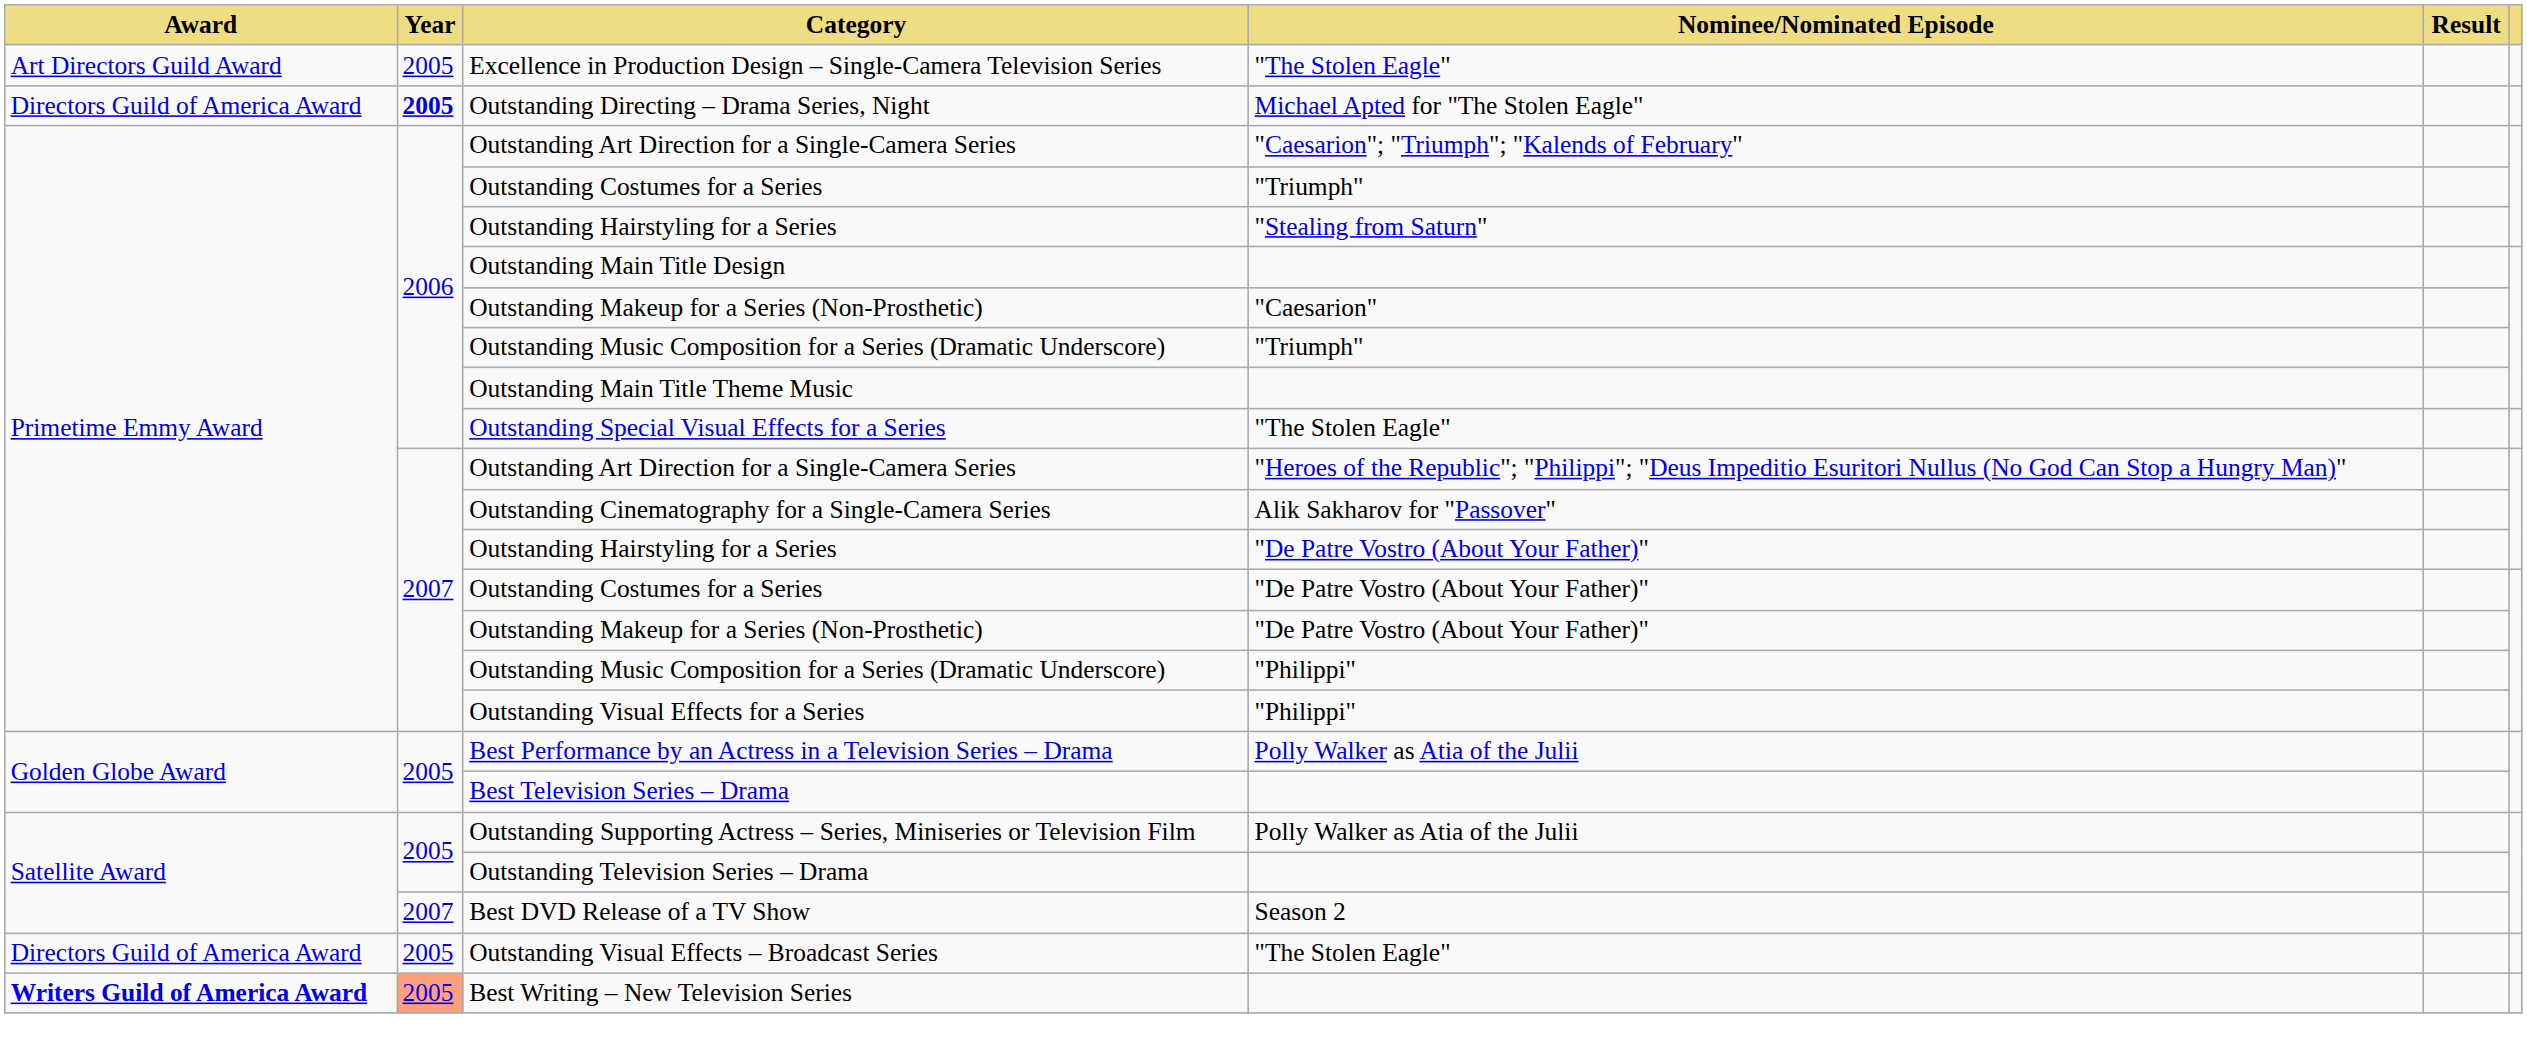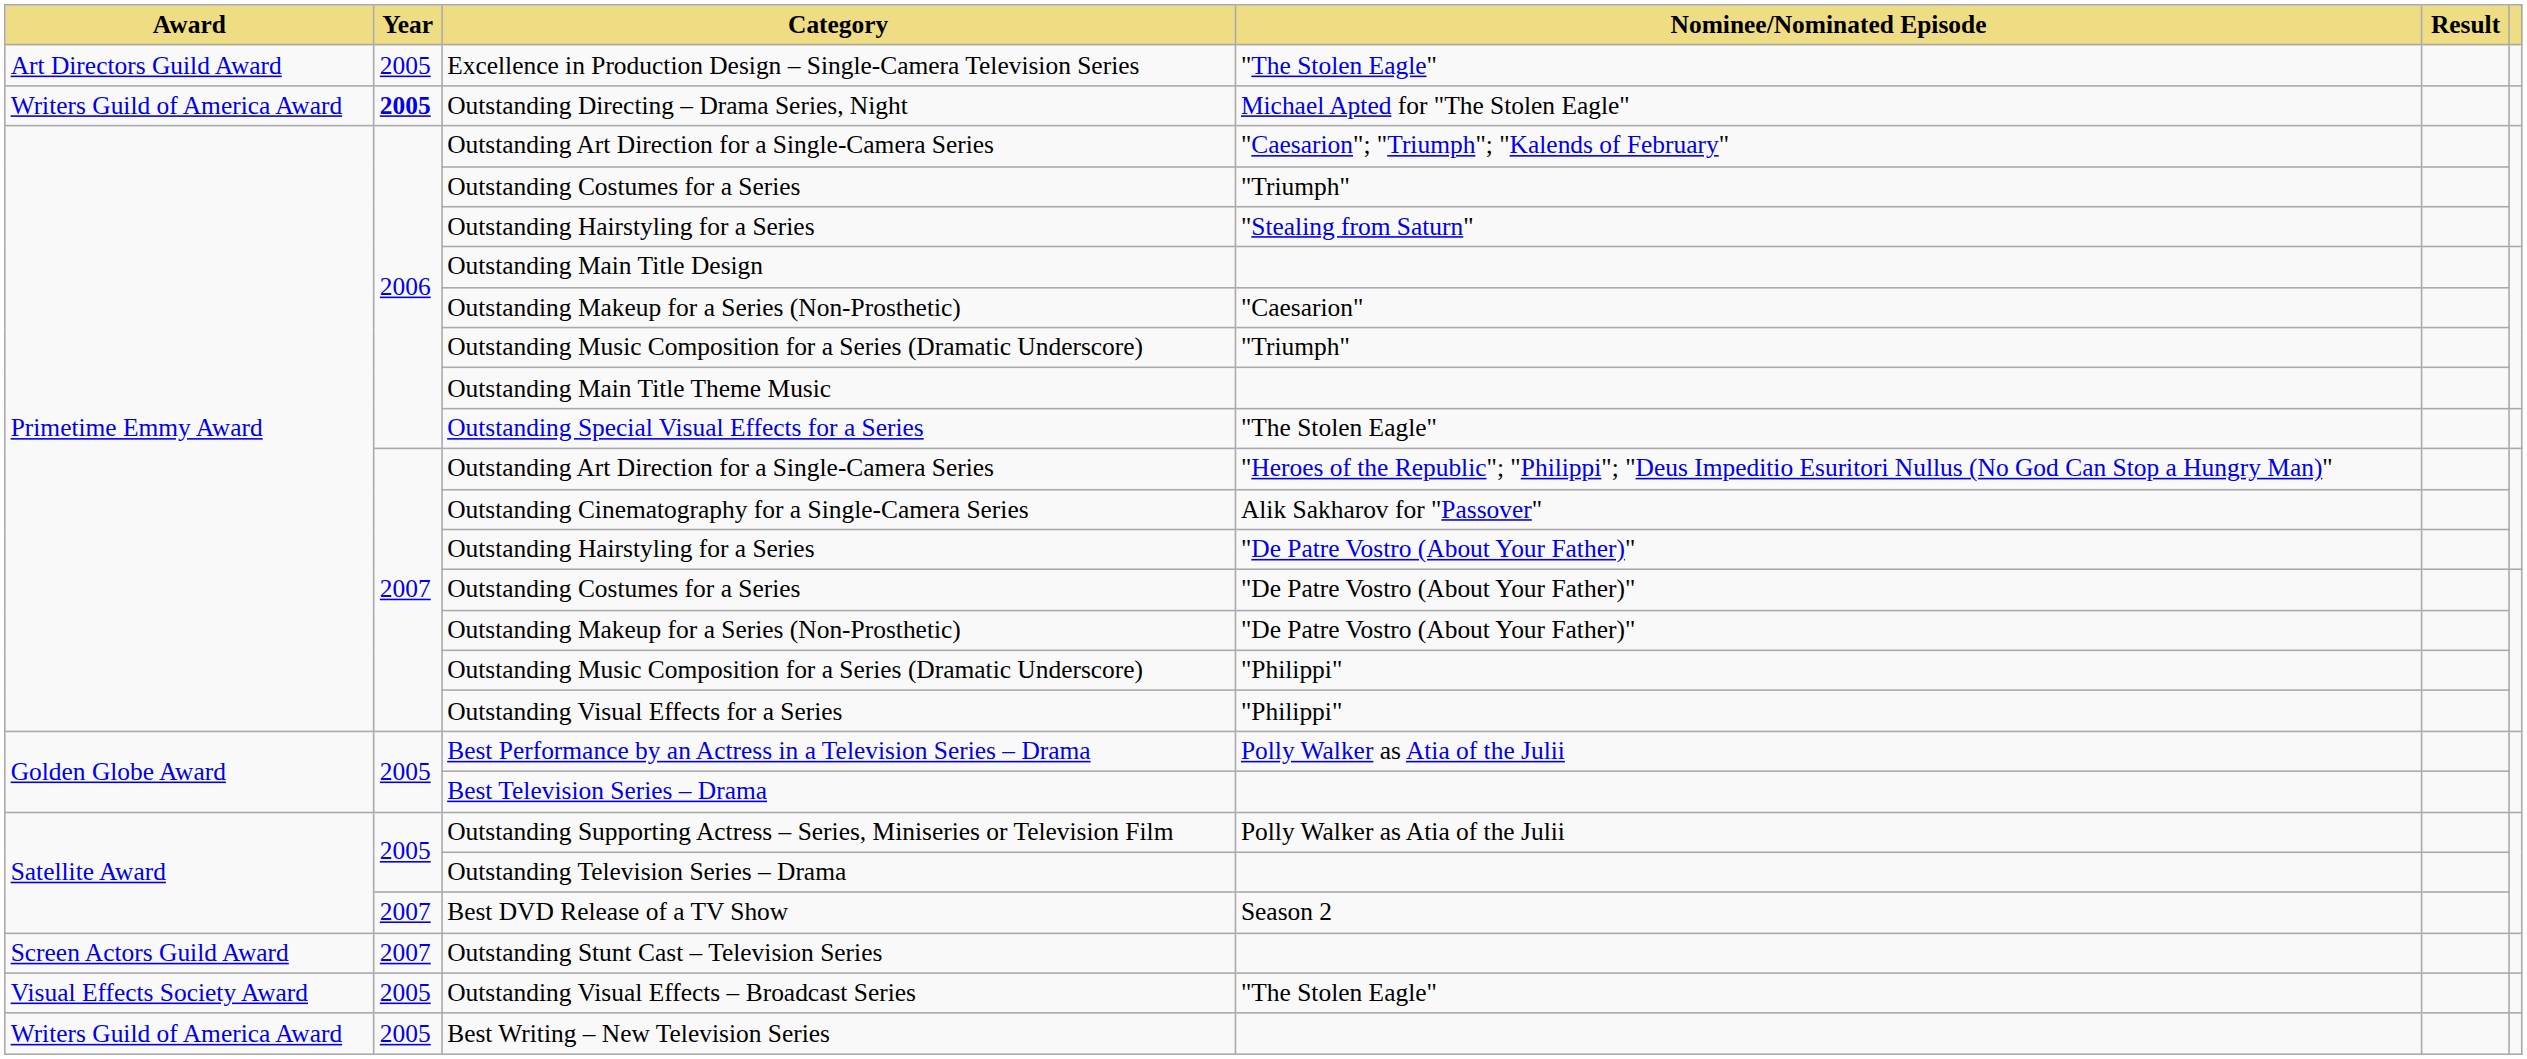(186, 105) Directors Guild of America Award -> (176, 105) Writers Guild of America Award
+ row: (665, 952)
(186, 952) Directors Guild of America Award -> (159, 992) Visual Effects Society Award
(189, 992) bold -> (176, 1033) normal
(428, 992) lightsalmon background -> (405, 1033) no background
